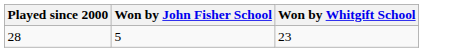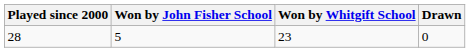+ column: (442, 15)
